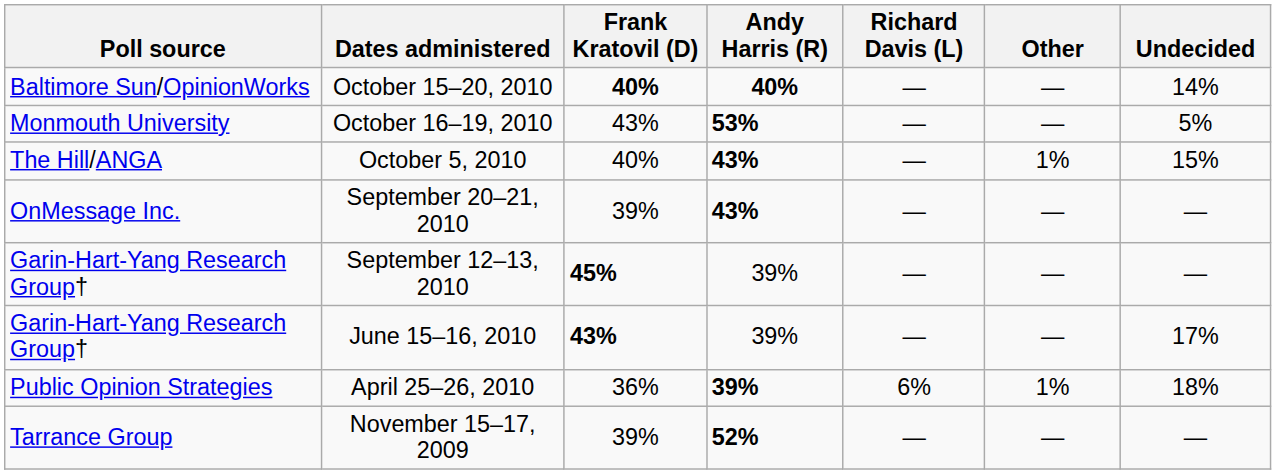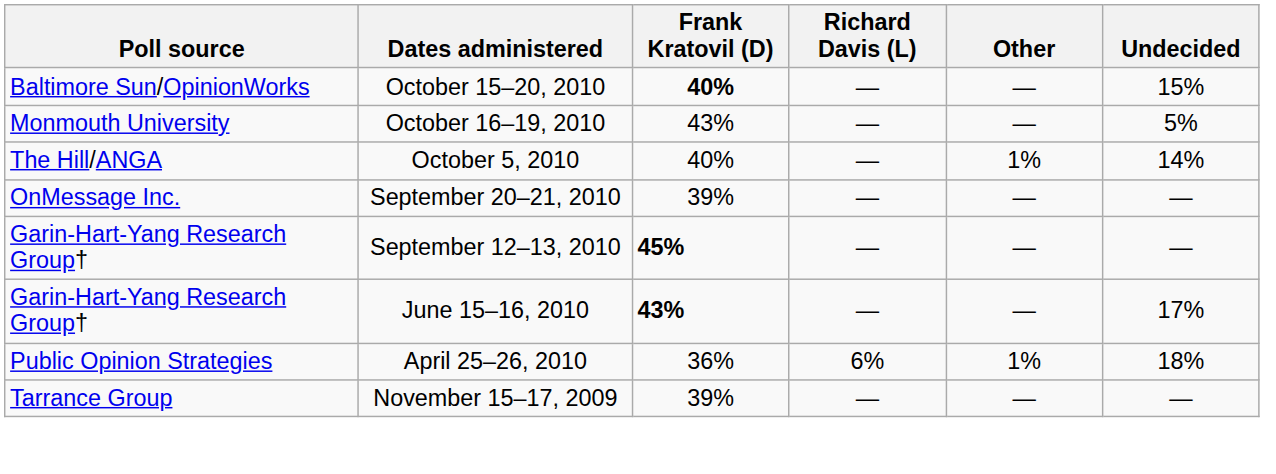- column: (775, 36)
(1195, 86) 14% -> (1181, 86) 15%
(1195, 160) 15% -> (1181, 160) 14%
